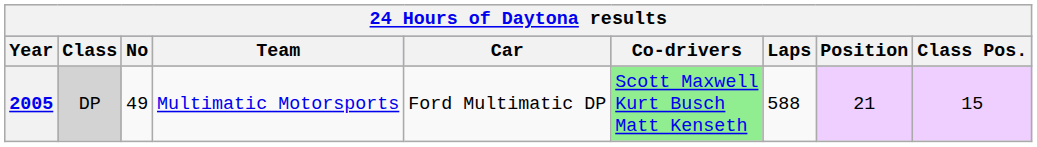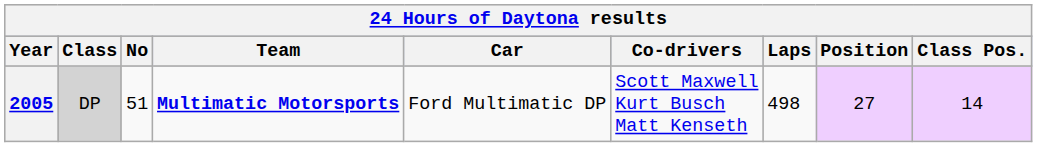(137, 104) 49 -> (137, 104) 51
(278, 104) normal -> (278, 104) bold
(687, 104) lightgreen background -> (687, 104) no background
(784, 104) 588 -> (784, 104) 498
(864, 104) 21 -> (864, 104) 27
(972, 104) 15 -> (972, 104) 14
